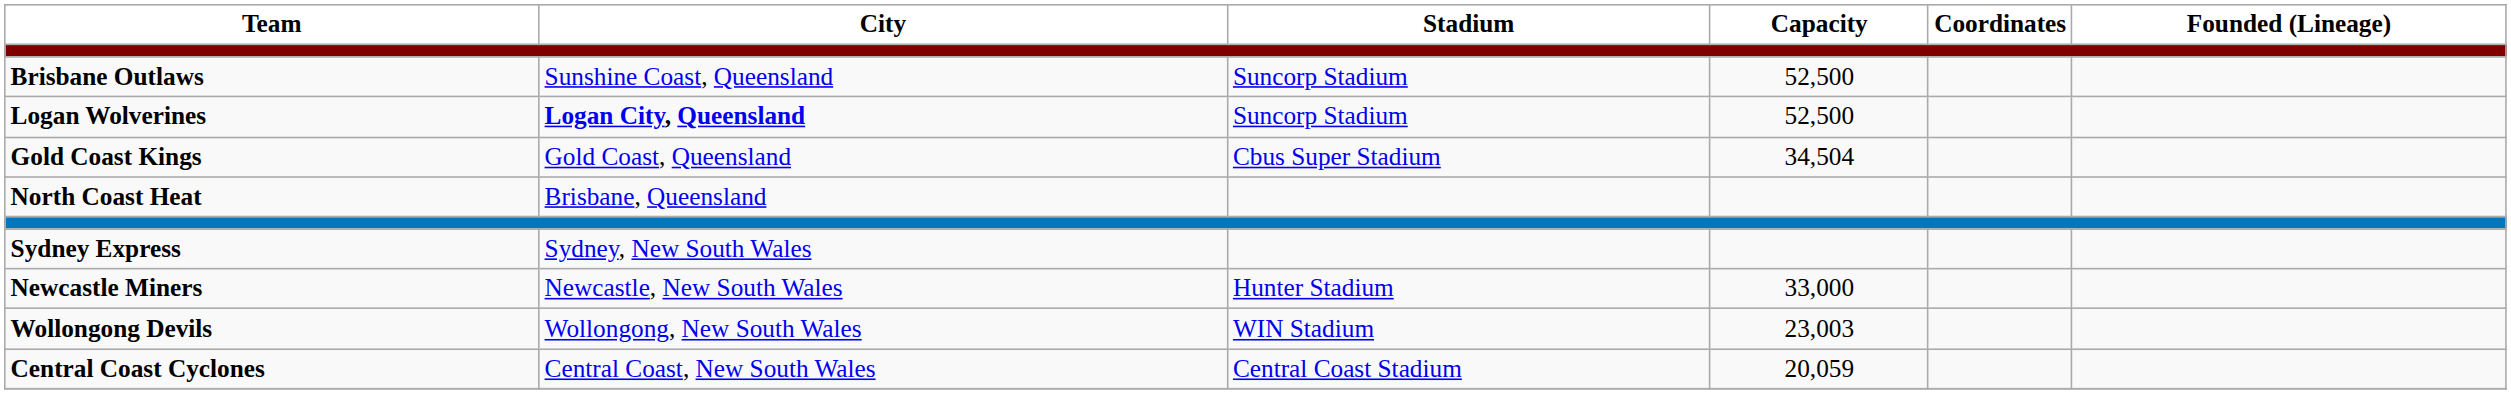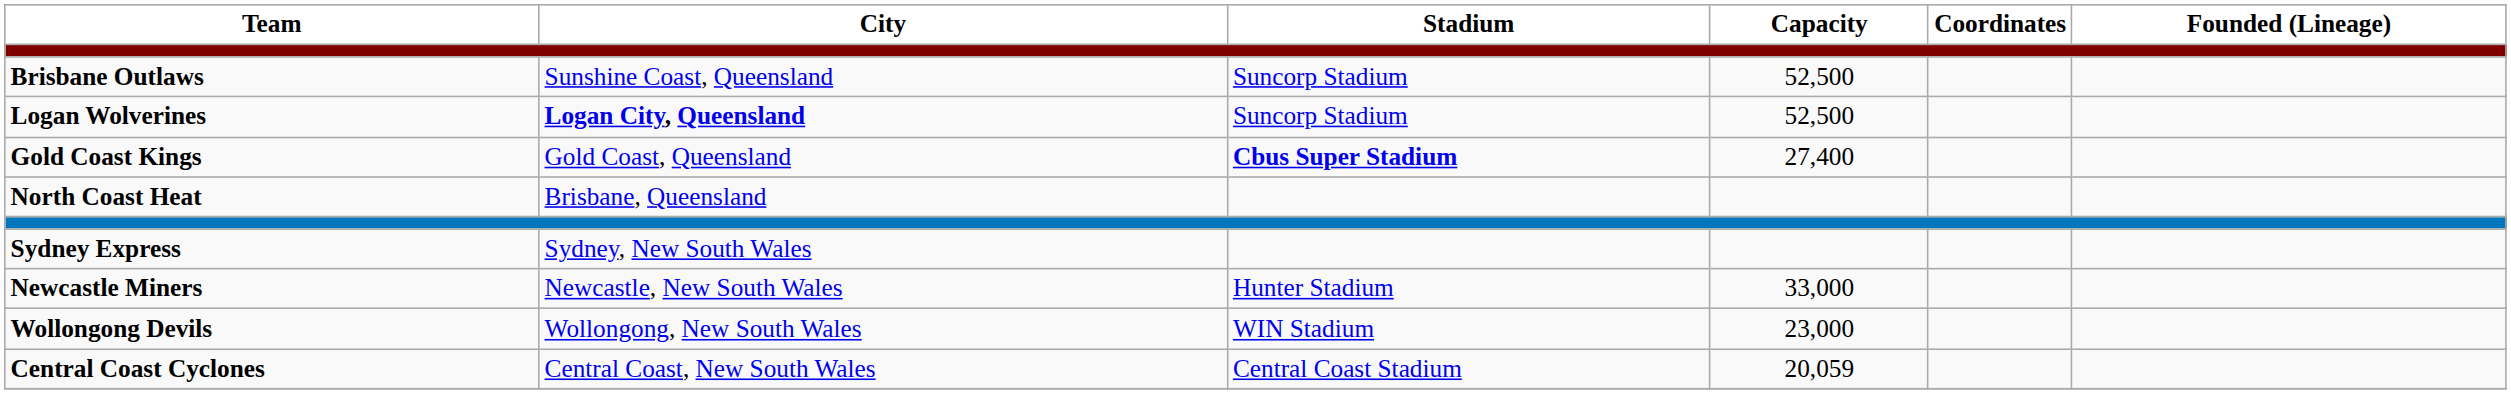(1337, 156) normal -> (1345, 156) bold
(1819, 156) 34,504 -> (1819, 156) 27,400
(1819, 328) 23,003 -> (1819, 328) 23,000
